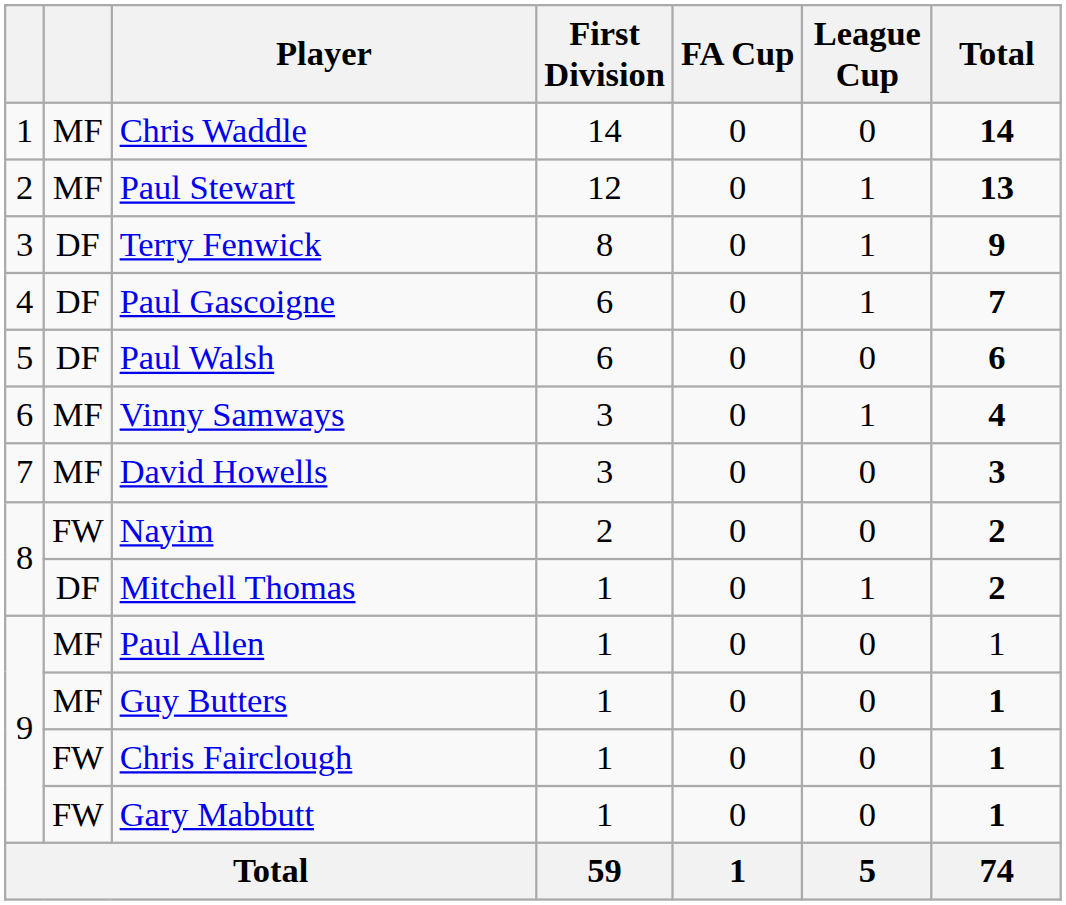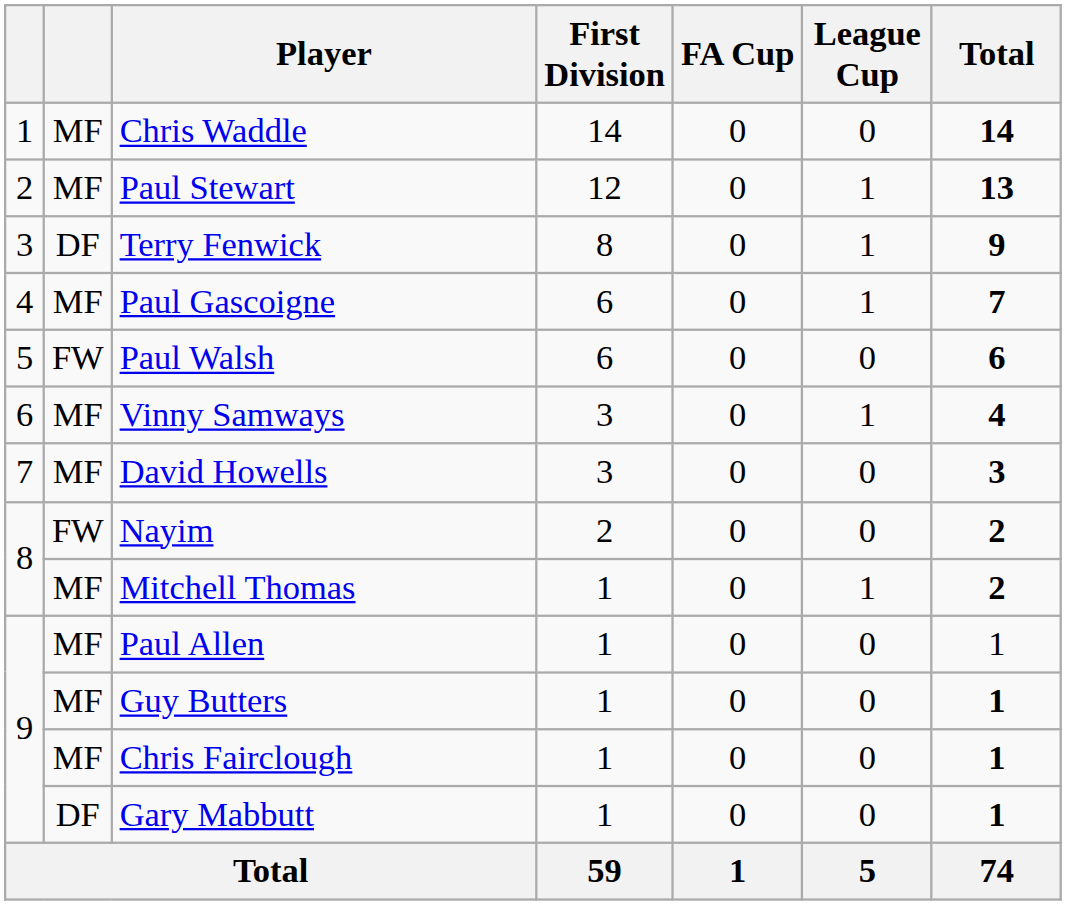(78, 301) DF -> (78, 301) MF
(78, 358) DF -> (78, 358) FW
(78, 586) DF -> (78, 586) MF
(78, 756) FW -> (78, 756) MF
(78, 813) FW -> (78, 813) DF
